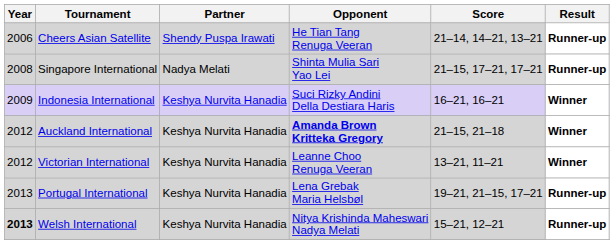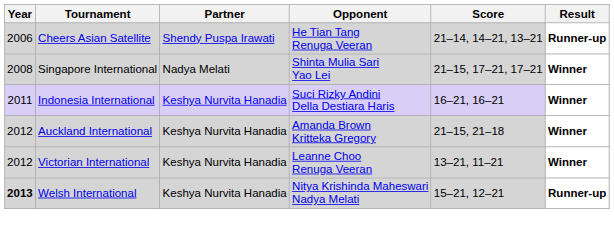(577, 69) Runner-up -> (567, 69) Winner
(20, 100) 2009 -> (20, 100) 2011
(338, 131) bold -> (334, 131) normal
- row: (93, 193)
